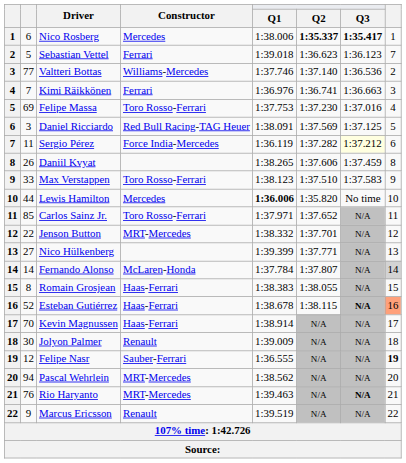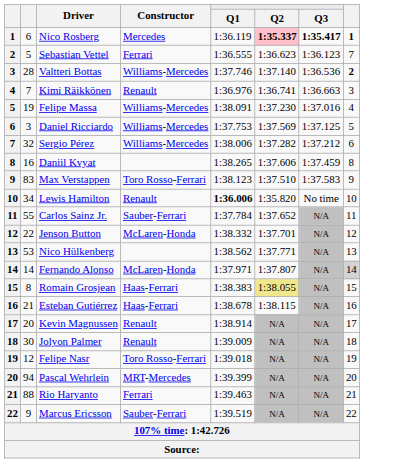(274, 36) 1:38.006 -> (232, 36) 1:36.119
(319, 36) no background -> (277, 36) pink background
(393, 36) normal -> (351, 36) bold
(274, 54) 1:39.018 -> (233, 54) 1:36.555
(28, 72) 77 -> (28, 72) 28
(393, 72) normal -> (351, 72) bold
(138, 90) Ferrari -> (140, 90) Renault
(28, 107) 69 -> (28, 107) 19
(164, 107) Toro Rosso-Ferrari -> (166, 107) Williams-Mercedes
(274, 107) 1:37.753 -> (233, 107) 1:38.091
(186, 125) Red Bull Racing-TAG Heuer -> (166, 125) Williams-Mercedes
(274, 125) 1:38.091 -> (233, 125) 1:37.753
(28, 143) 11 -> (28, 143) 32
(171, 143) Force India-Mercedes -> (166, 143) Williams-Mercedes
(274, 143) 1:36.119 -> (233, 143) 1:38.006
(362, 143) lightyellow background -> (321, 143) no background
(28, 161) 26 -> (28, 161) 16
(28, 179) 33 -> (28, 179) 83
(28, 197) 44 -> (28, 197) 34
(144, 197) Mercedes -> (140, 197) Renault
(28, 215) 85 -> (28, 215) 55
(164, 215) Toro Rosso-Ferrari -> (155, 215) Sauber-Ferrari
(274, 215) 1:37.971 -> (233, 215) 1:37.784
(157, 233) MRT-Mercedes -> (159, 233) McLaren-Honda
(28, 251) 27 -> (28, 251) 53
(274, 251) 1:39.399 -> (233, 251) 1:38.562
(274, 269) 1:37.784 -> (233, 269) 1:37.971
(318, 287) no background -> (277, 287) khaki background
(28, 305) 52 -> (28, 305) 21
(363, 305) bold -> (321, 305) normal
(393, 305) lightsalmon background -> (351, 305) no background
(28, 323) 70 -> (28, 323) 20
(150, 323) Haas-Ferrari -> (140, 323) Renault
(155, 359) Sauber-Ferrari -> (164, 359) Toro Rosso-Ferrari
(274, 359) 1:36.555 -> (233, 359) 1:39.018
(393, 359) bold -> (351, 359) normal
(274, 377) 1:38.562 -> (233, 377) 1:39.399
(28, 395) 76 -> (28, 395) 88
(157, 395) MRT-Mercedes -> (138, 395) Ferrari
(363, 395) bold -> (321, 395) normal
(140, 413) Renault -> (155, 413) Sauber-Ferrari
